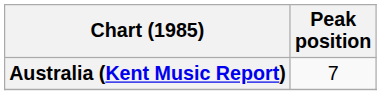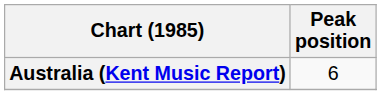(333, 73) 7 -> (333, 73) 6
